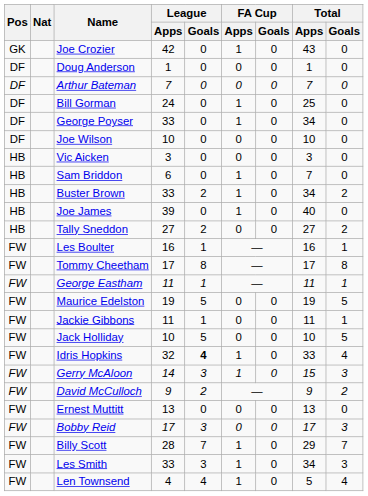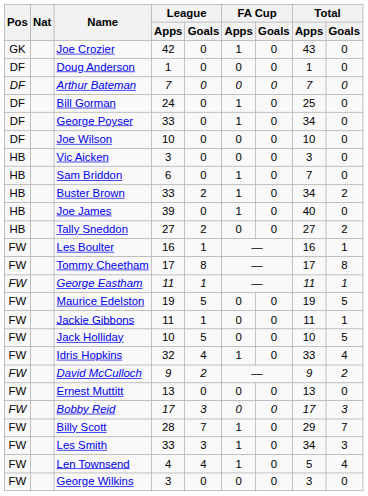(203, 355) bold -> (203, 355) normal
- row: (94, 373)
+ row: (95, 481)
